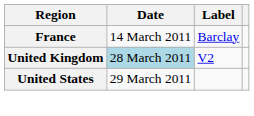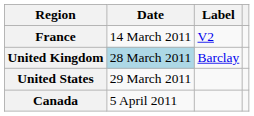(218, 36) Barclay -> (206, 36) V2
(206, 57) V2 -> (218, 57) Barclay
+ row: (55, 100)
